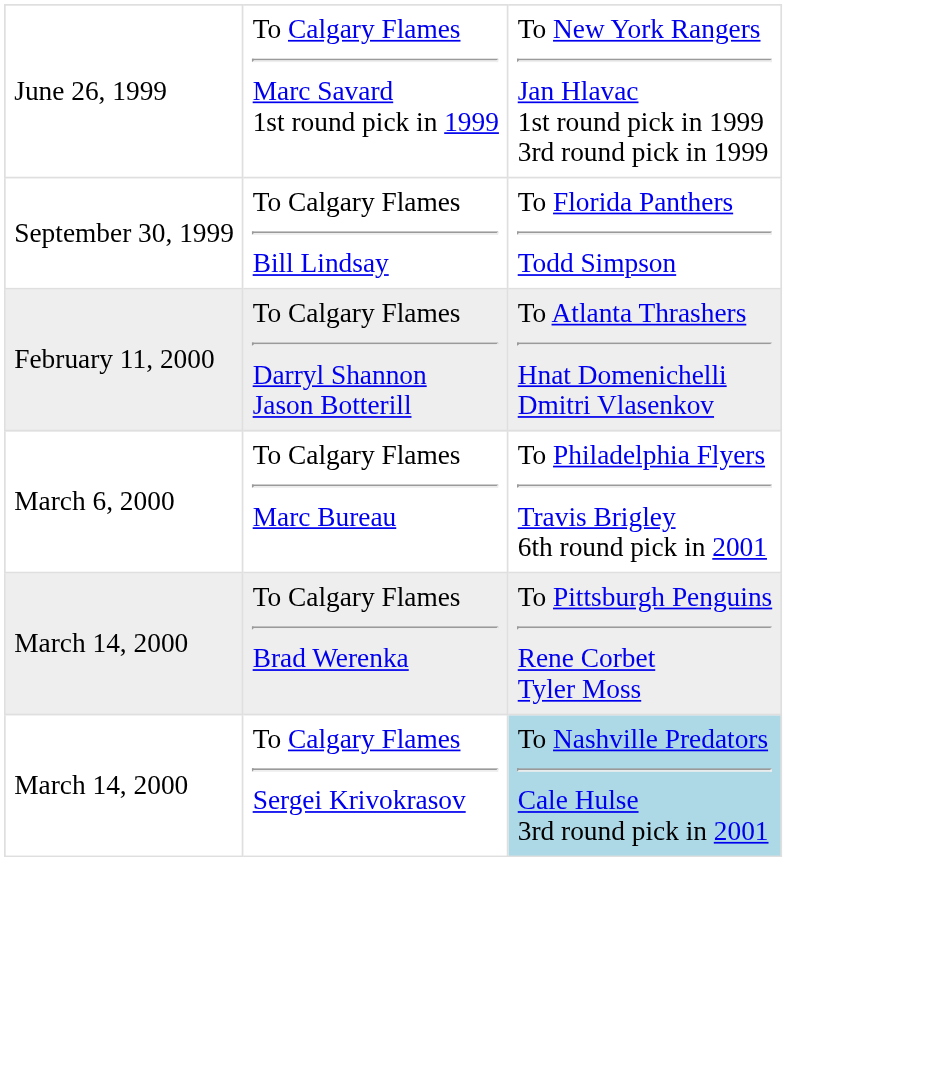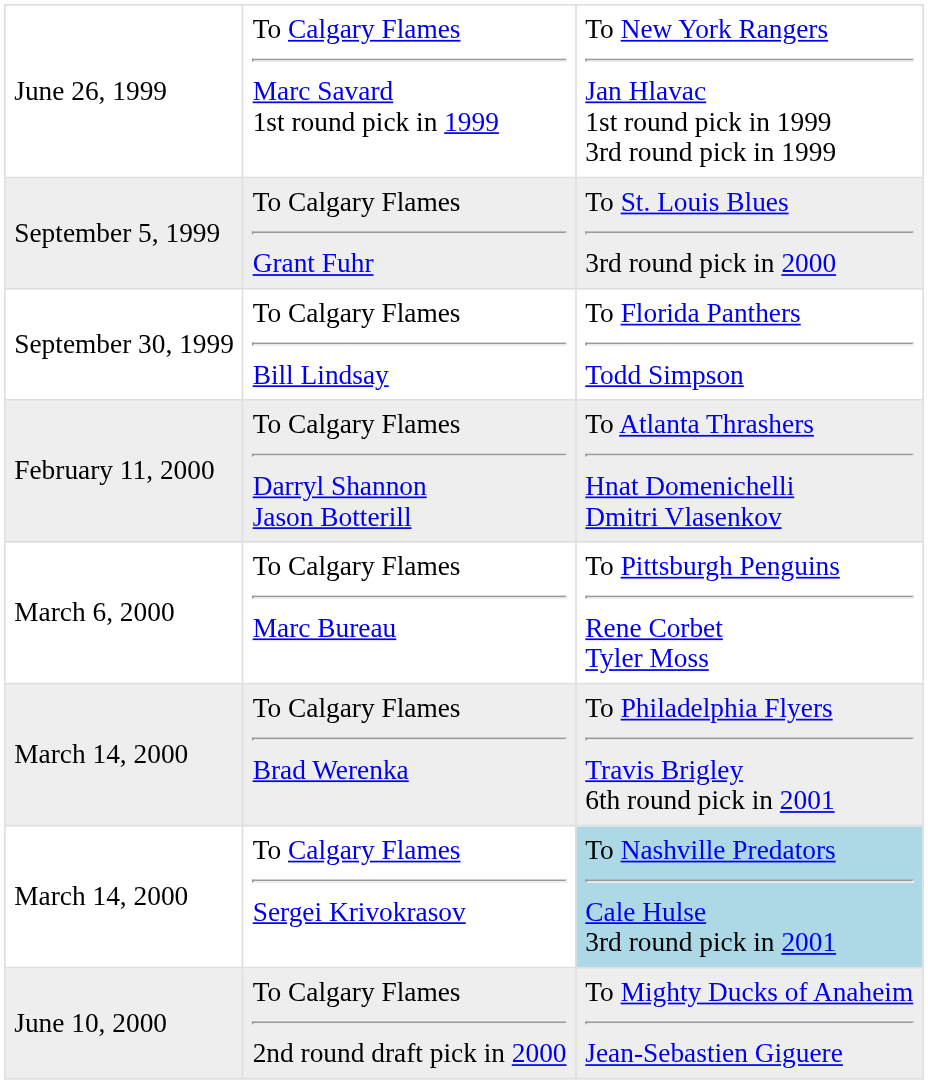+ row: (410, 232)
(645, 501) To Philadelphia Flyers Travis Brigley 6th round pick in 2001 -> (749, 612) To Pittsburgh Penguins Rene Corbet Tyler Moss
(645, 643) To Pittsburgh Penguins Rene Corbet Tyler Moss -> (749, 754) To Philadelphia Flyers Travis Brigley 6th round pick in 2001
+ row: (410, 1022)
